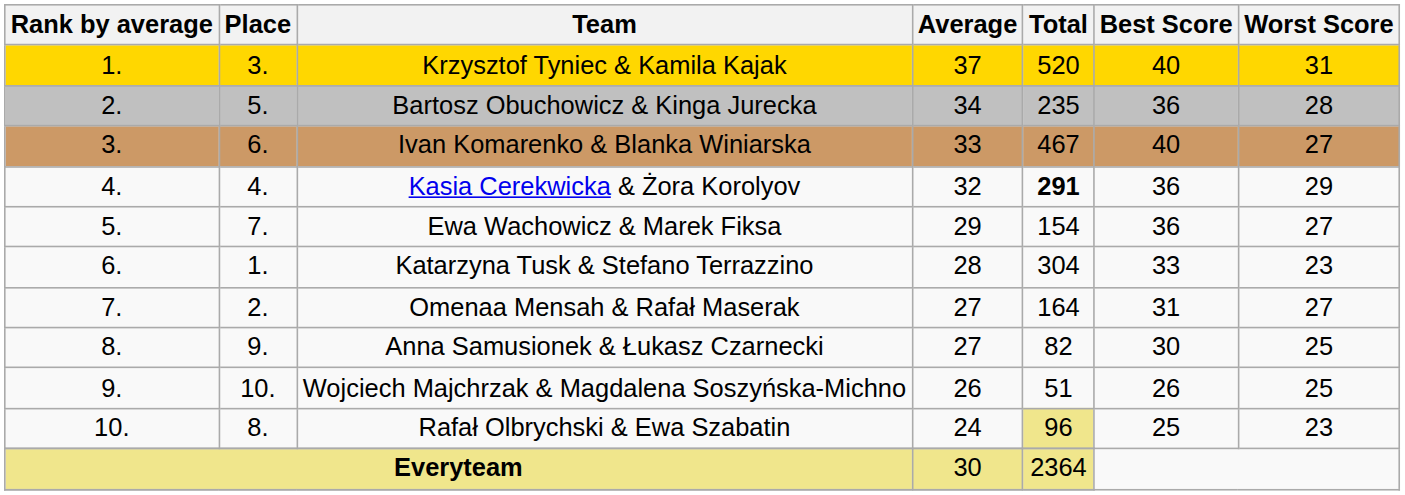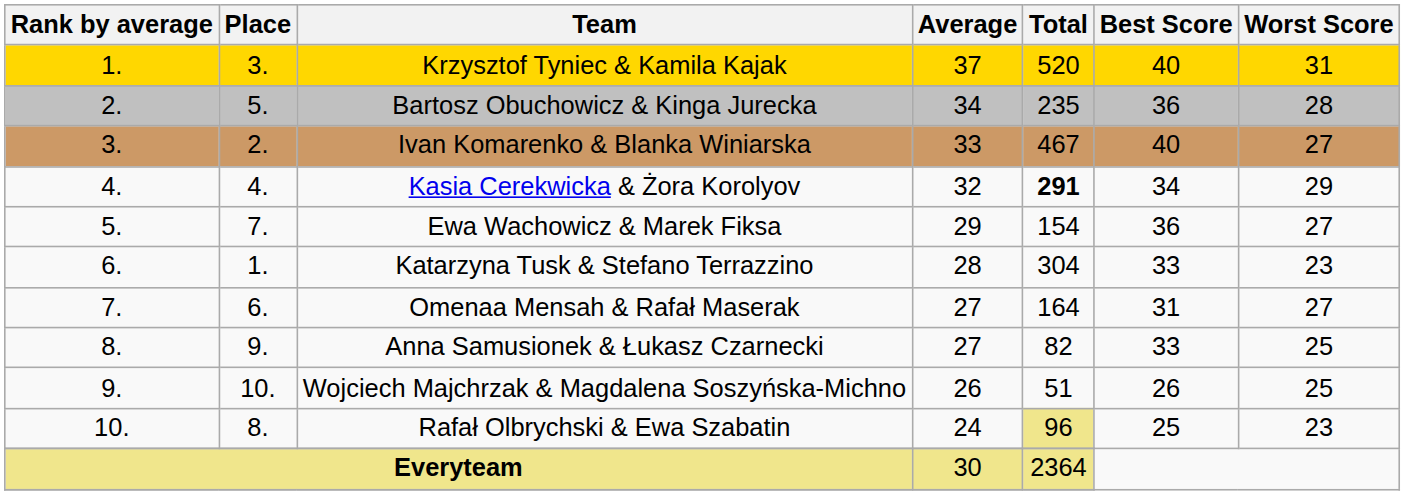(258, 145) 6. -> (258, 145) 2.
(1166, 186) 36 -> (1166, 186) 34
(258, 307) 2. -> (258, 307) 6.
(1166, 347) 30 -> (1166, 347) 33
